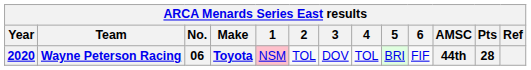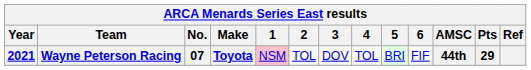(21, 55) 2020 -> (21, 55) 2021
(197, 55) 06 -> (197, 55) 07
(487, 55) 28 -> (487, 55) 29
